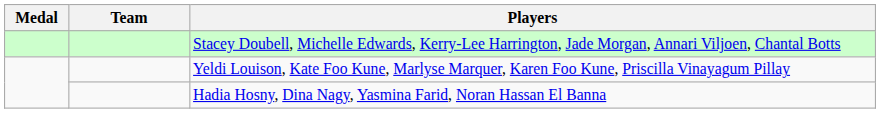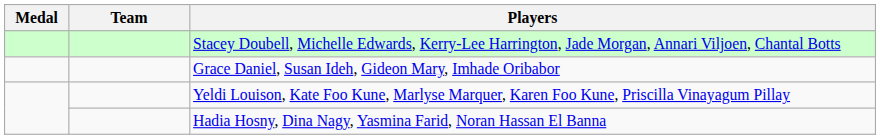+ row: (376, 69)
